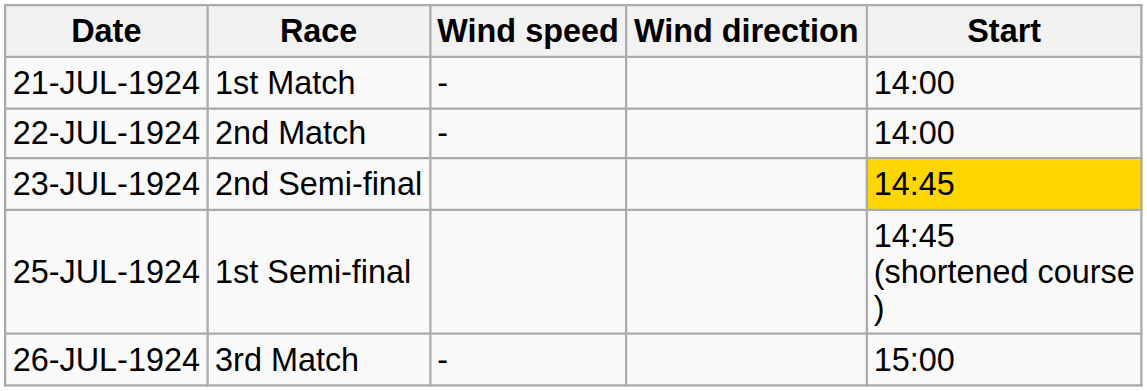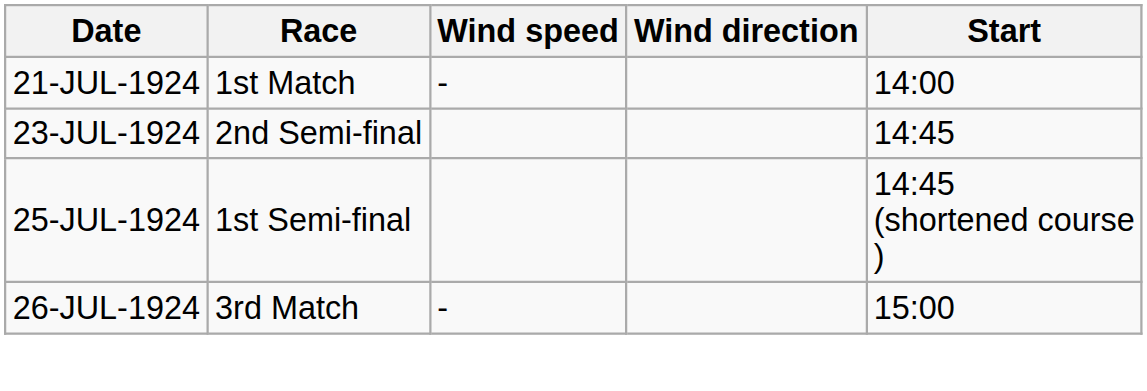- row: (106, 133)
(914, 185) gold background -> (914, 133) no background
